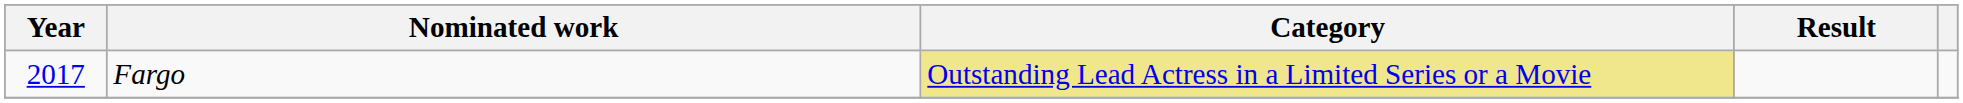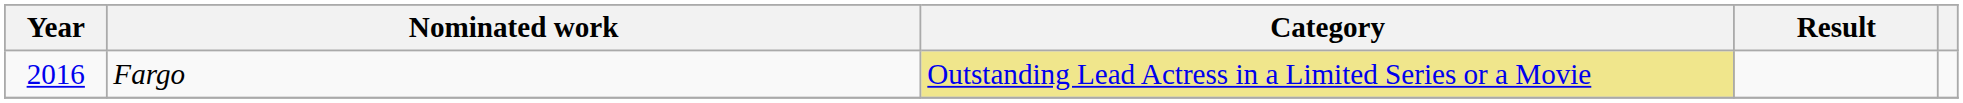(56, 73) 2017 -> (56, 73) 2016
